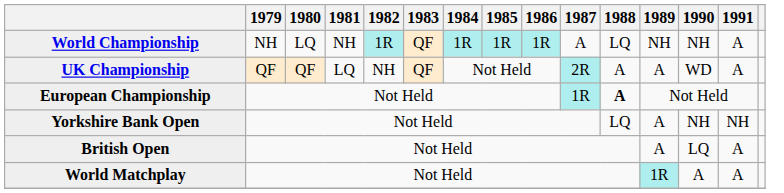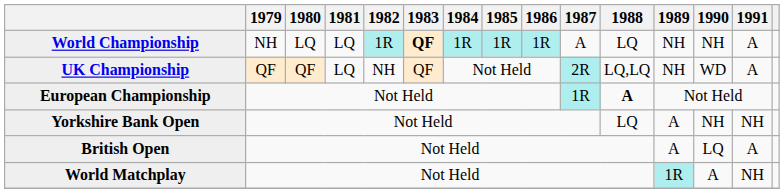(344, 43) NH -> (344, 43) LQ
(423, 43) normal -> (423, 43) bold
(620, 69) A -> (627, 69) LQ,LQ
(659, 69) A -> (674, 69) NH
(738, 174) A -> (752, 174) NH
